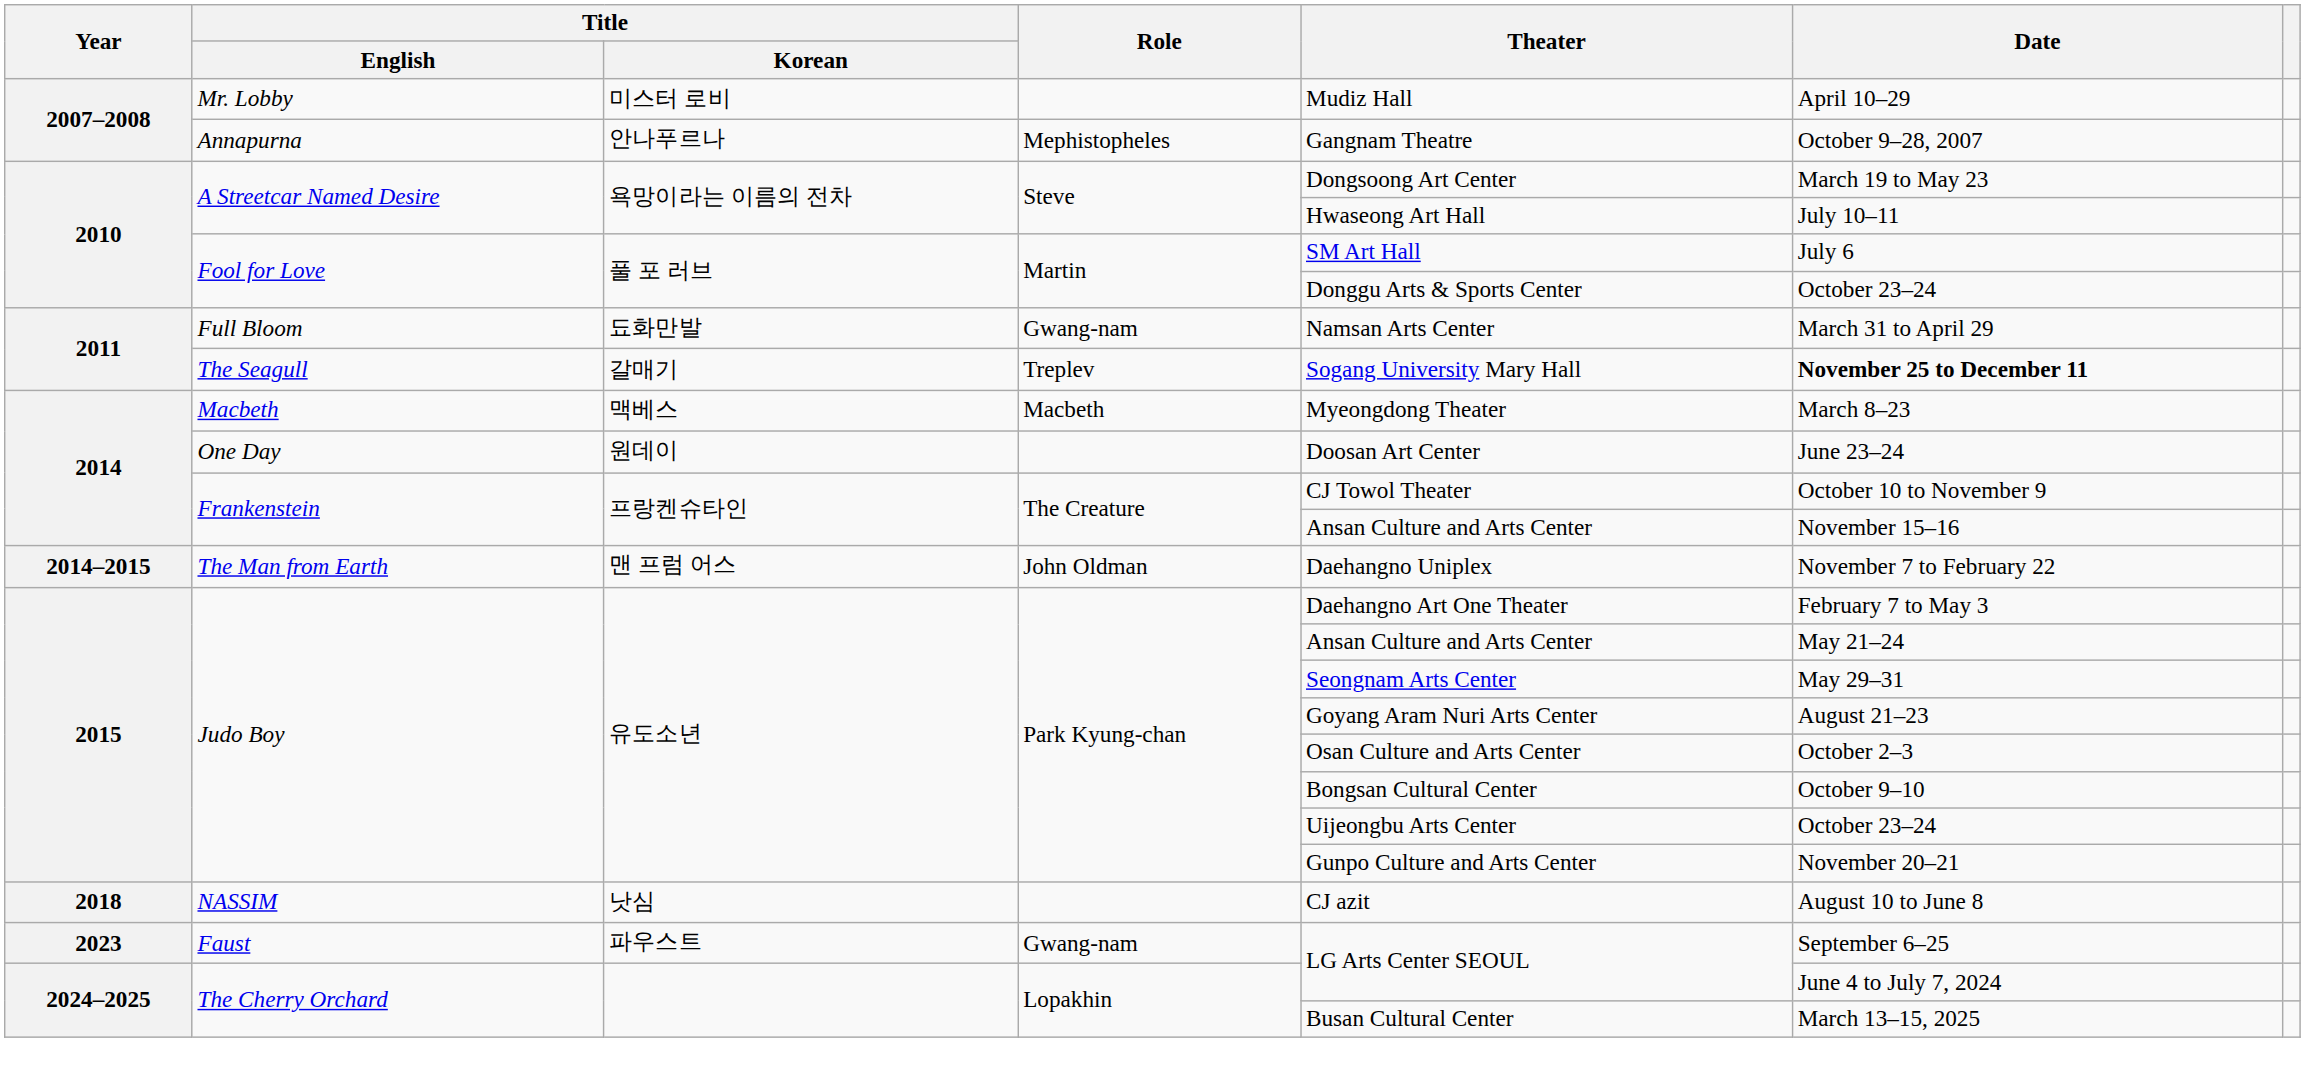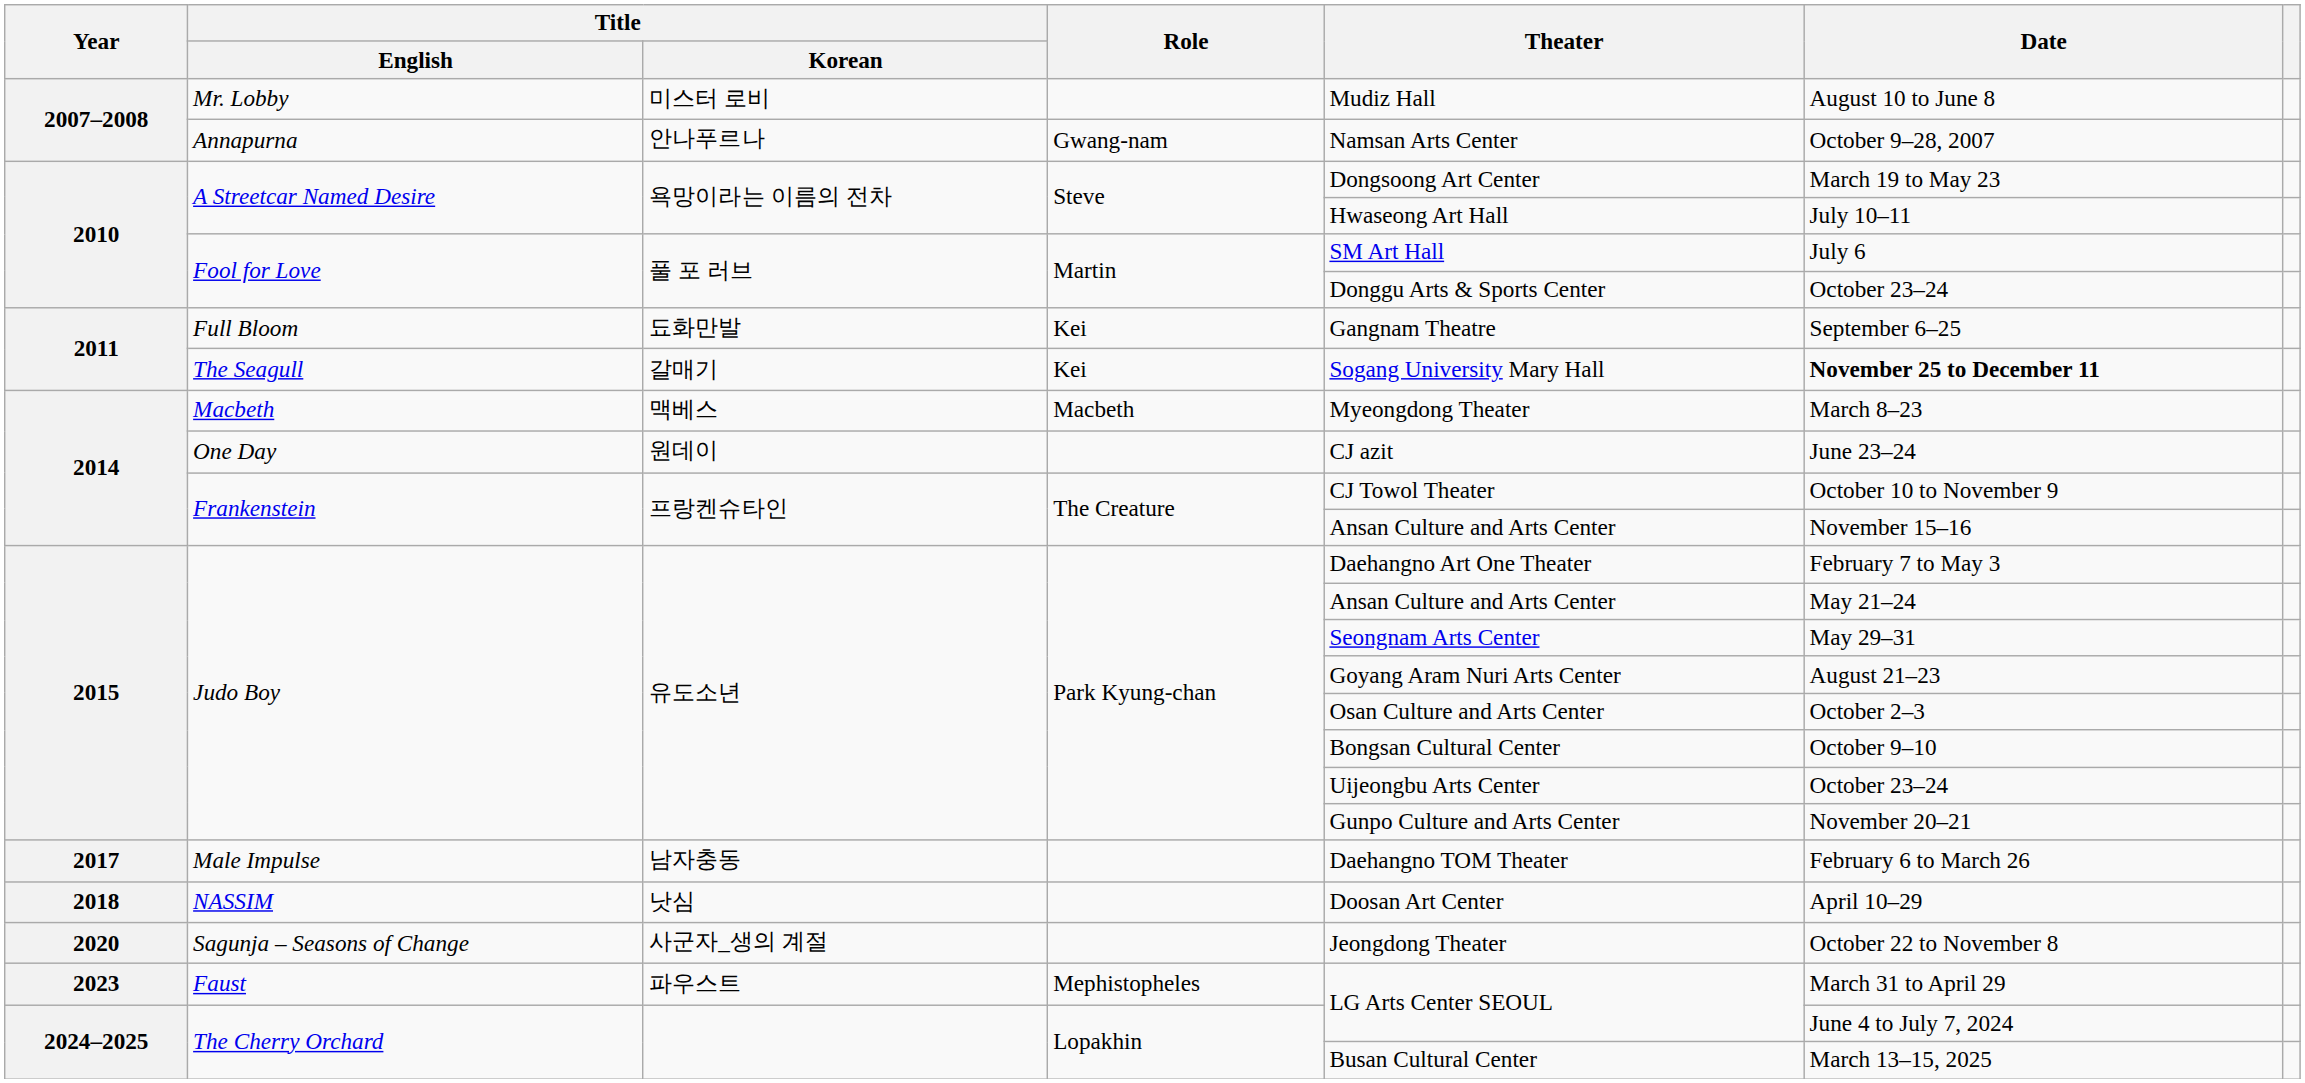(1854, 98) April 10–29 -> (1902, 98) August 10 to June 8
(1097, 139) Mephistopheles -> (1111, 139) Gwang-nam
(1389, 139) Gangnam Theatre -> (1423, 139) Namsan Arts Center
(1080, 328) Gwang-nam -> (1070, 328) Kei
(1400, 328) Namsan Arts Center -> (1413, 328) Gangnam Theatre
(1896, 328) March 31 to April 29 -> (1885, 328) September 6–25
(1059, 369) Treplev -> (1070, 369) Kei
(1393, 451) Doosan Art Center -> (1361, 451) CJ azit
- row: (293, 566)
+ row: (257, 860)
(1338, 901) CJ azit -> (1416, 901) Doosan Art Center
(1890, 901) August 10 to June 8 -> (1866, 901) April 10–29
+ row: (331, 942)
(1080, 942) Gwang-nam -> (1127, 984) Mephistopheles
(1873, 942) September 6–25 -> (1908, 984) March 31 to April 29
